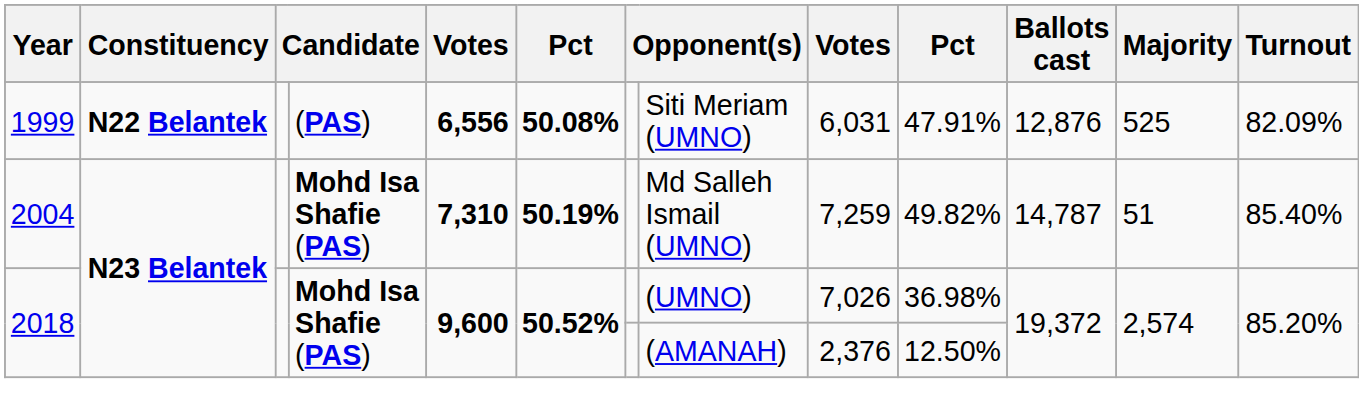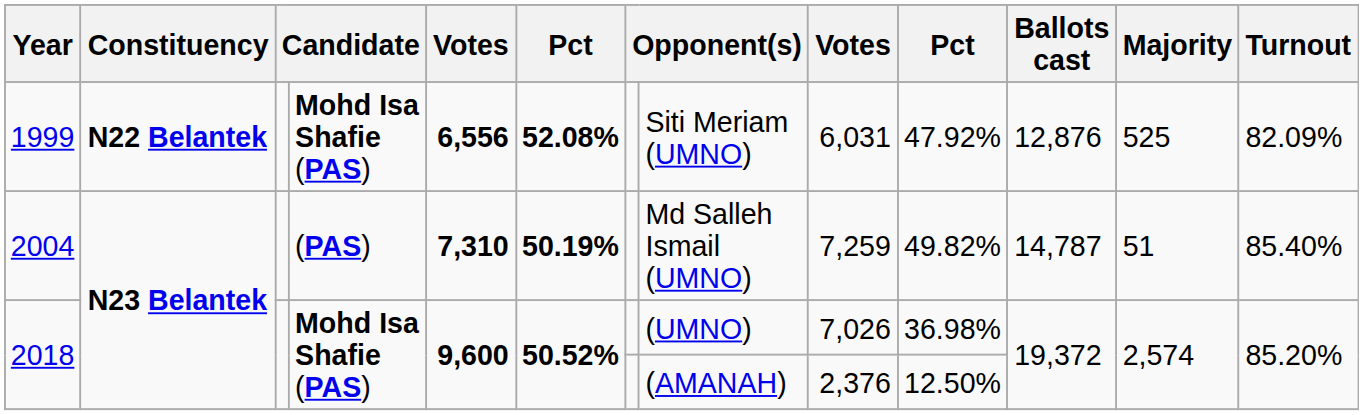(333, 121) (PAS) -> (357, 137) Mohd Isa Shafie (PAS)
(570, 121) 50.08% -> (570, 137) 52.08%
(952, 121) 47.91% -> (952, 137) 47.92%
(357, 214) Mohd Isa Shafie (PAS) -> (333, 246) (PAS)
